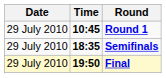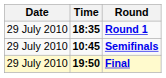(86, 30) 10:45 -> (86, 30) 18:35
(86, 47) 18:35 -> (86, 47) 10:45
